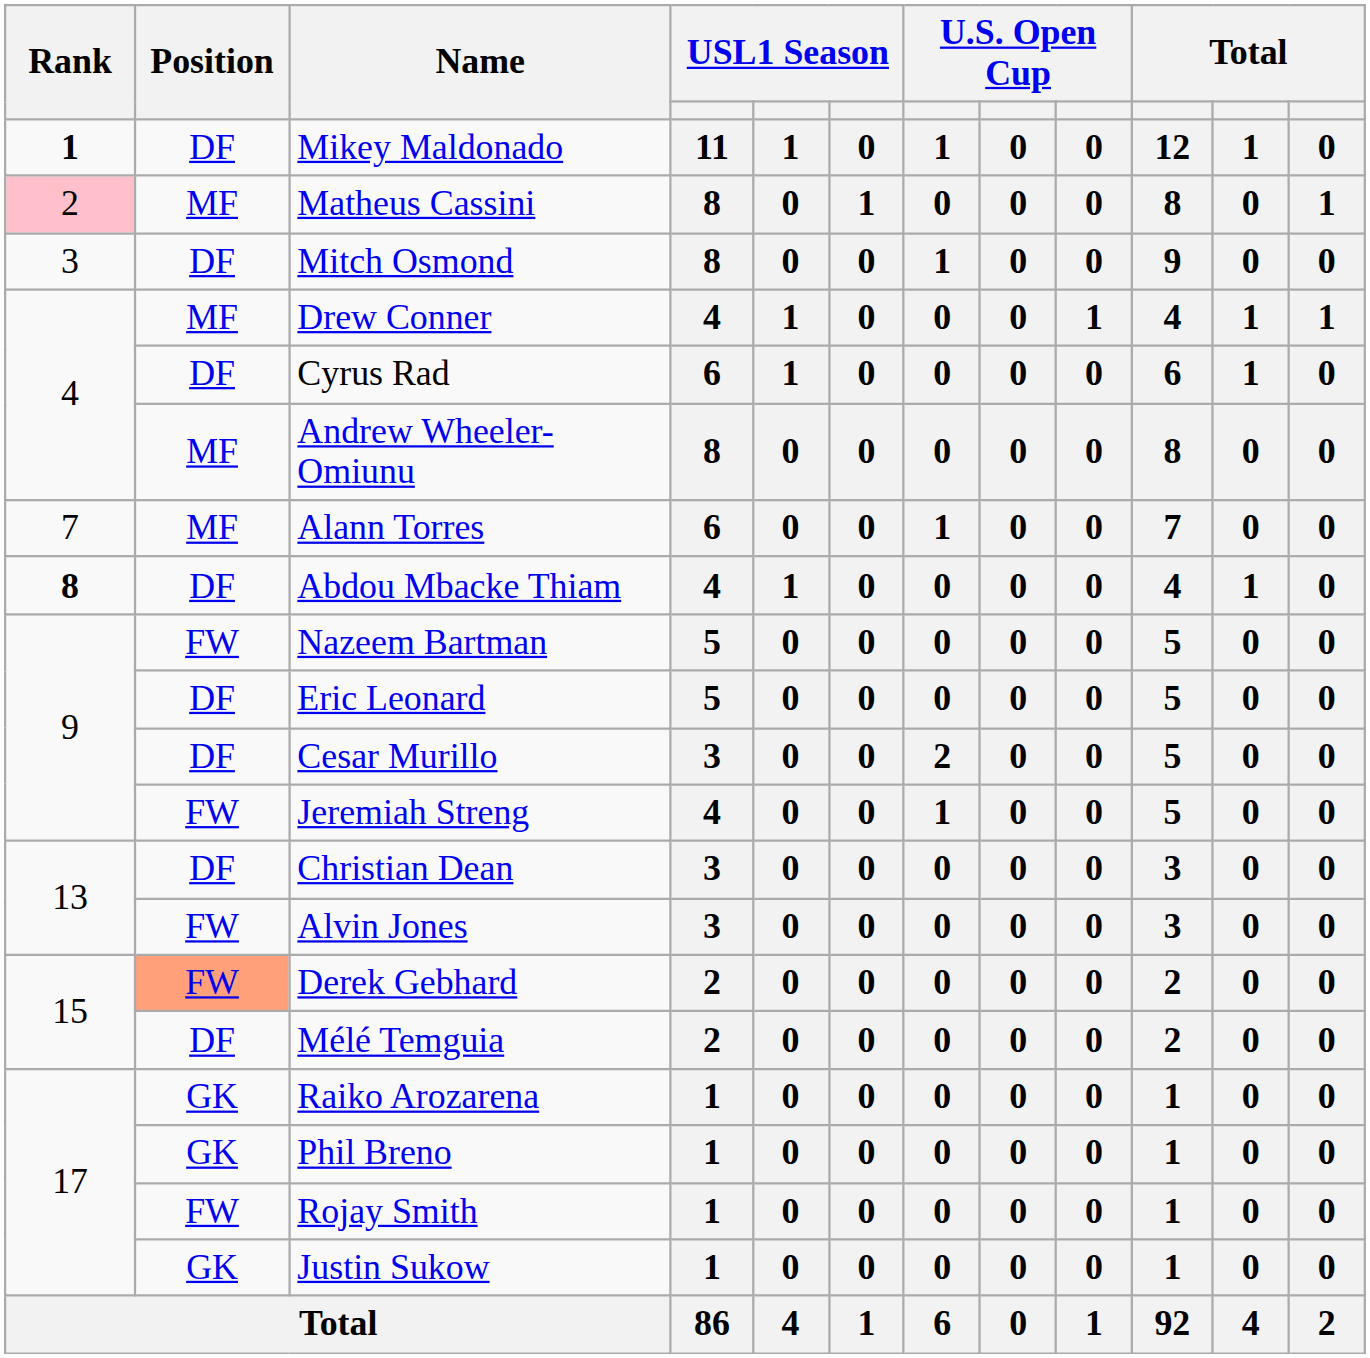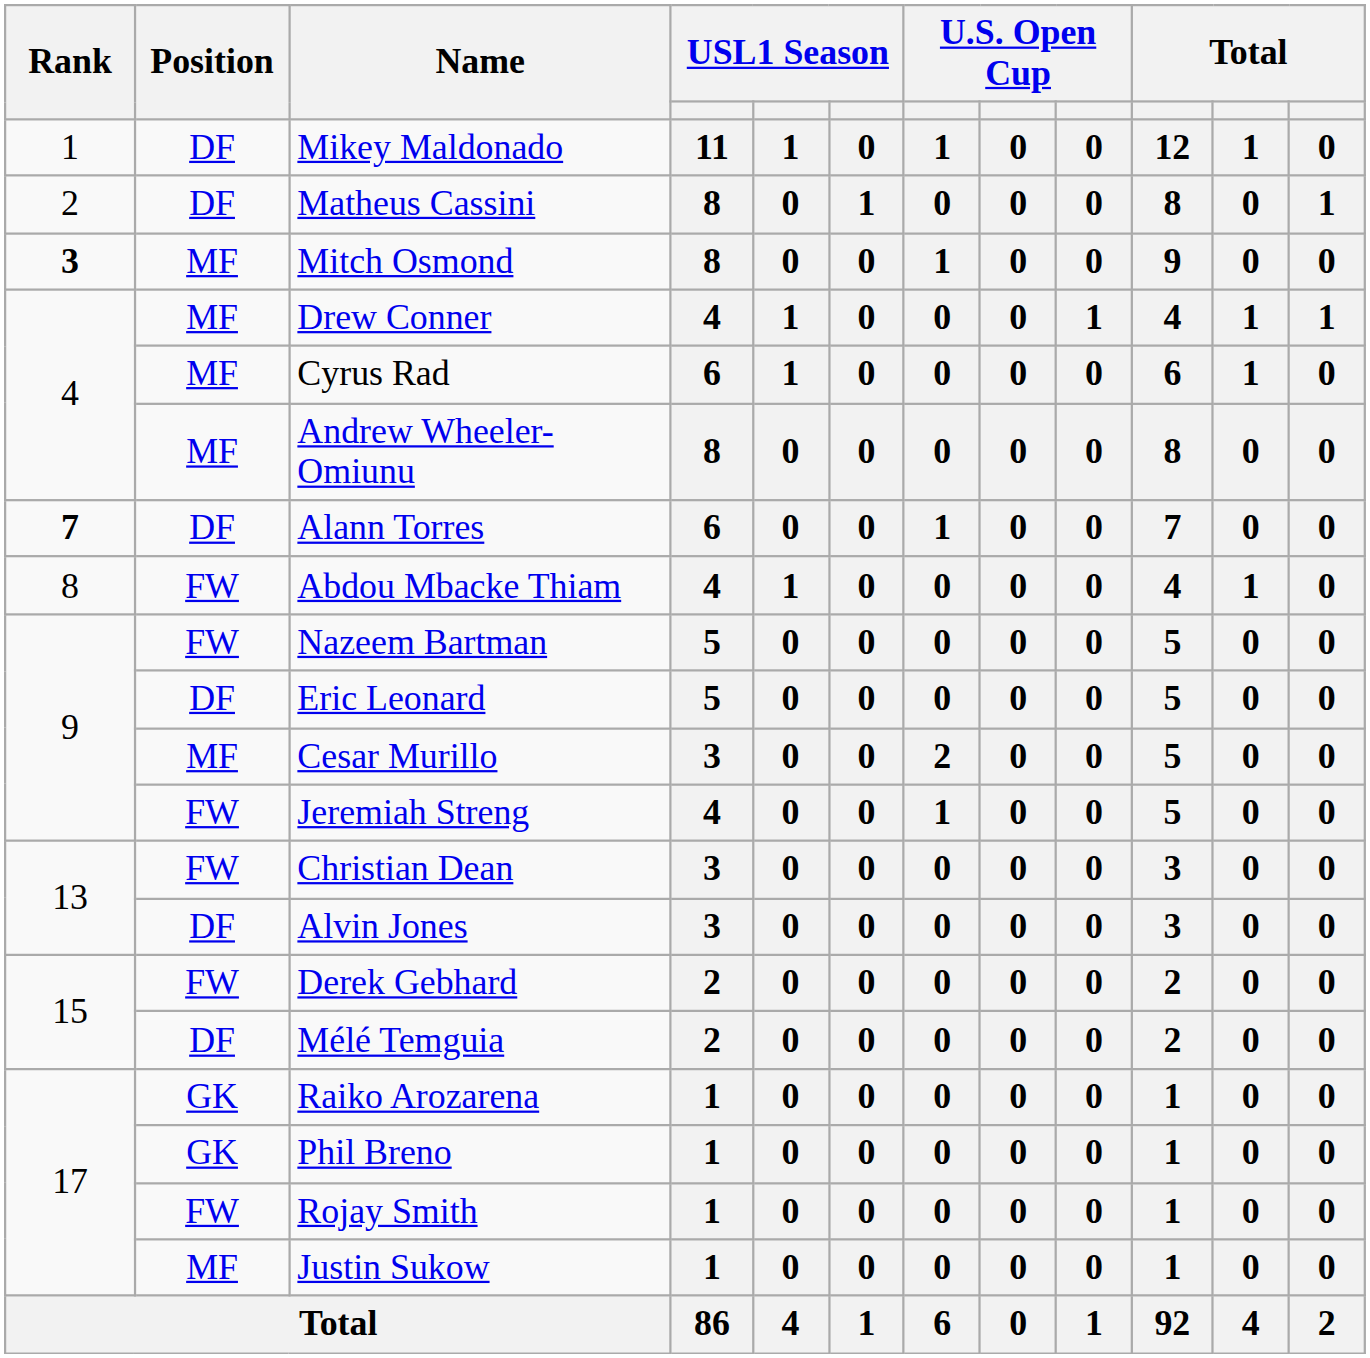(70, 146) bold -> (70, 146) normal
(70, 203) pink background -> (70, 203) no background
(212, 203) MF -> (212, 203) DF
(70, 260) normal -> (70, 260) bold
(212, 260) DF -> (212, 260) MF
(212, 373) DF -> (212, 373) MF
(70, 527) normal -> (70, 527) bold
(212, 527) MF -> (212, 527) DF
(70, 584) bold -> (70, 584) normal
(212, 584) DF -> (212, 584) FW
(212, 755) DF -> (212, 755) MF
(212, 869) DF -> (212, 869) FW
(212, 925) FW -> (212, 925) DF
(212, 982) lightsalmon background -> (212, 982) no background
(212, 1266) GK -> (212, 1266) MF
